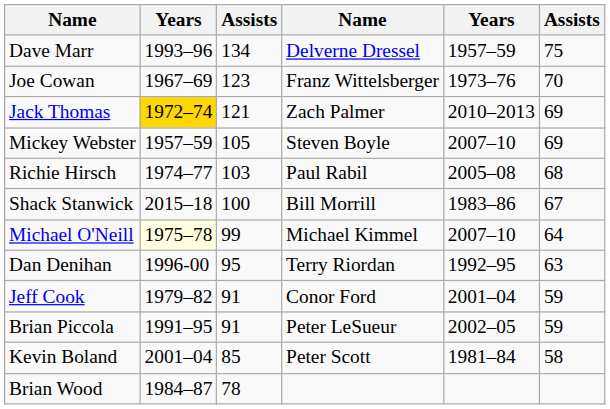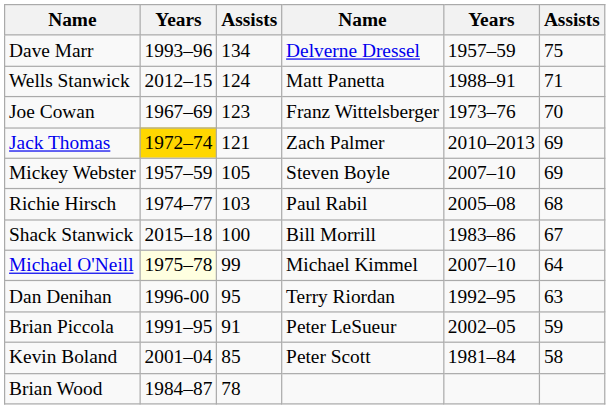+ row: (69, 81)
- row: (47, 296)
